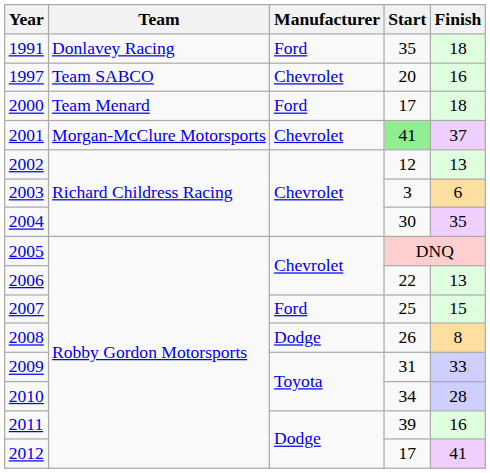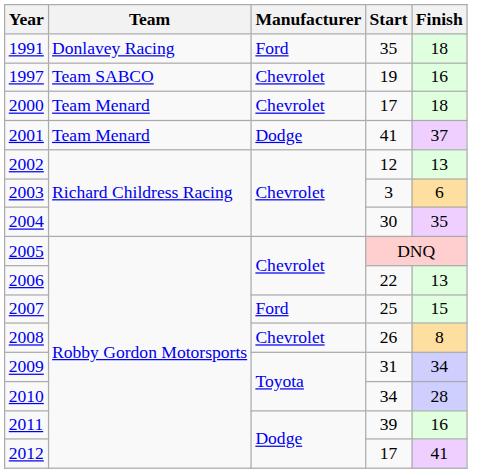(407, 77) 20 -> (389, 77) 19
(291, 106) Ford -> (290, 106) Chevrolet
(159, 135) Morgan-McClure Motorsports -> (101, 135) Team Menard
(309, 135) Chevrolet -> (279, 135) Dodge
(407, 135) lightgreen background -> (389, 135) no background
(297, 338) Dodge -> (290, 338) Chevrolet
(458, 367) 33 -> (439, 367) 34
